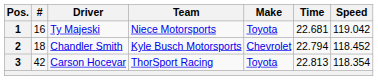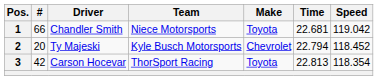(40, 29) 16 -> (40, 29) 66
(75, 29) Ty Majeski -> (86, 29) Chandler Smith
(40, 46) 18 -> (40, 46) 20
(86, 46) Chandler Smith -> (75, 46) Ty Majeski
